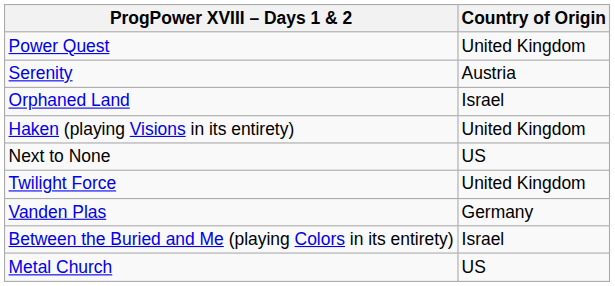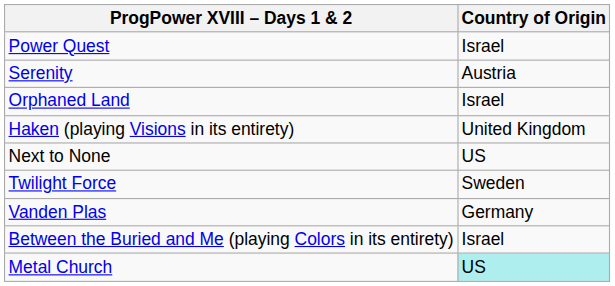(524, 45) United Kingdom -> (483, 45) Israel
(524, 184) United Kingdom -> (493, 184) Sweden
(474, 267) no background -> (474, 267) paleturquoise background
